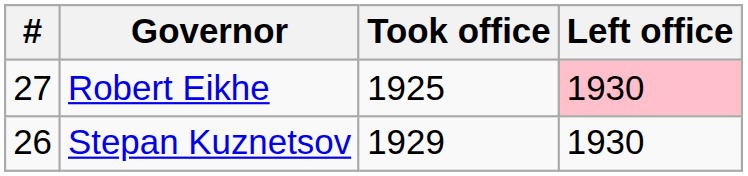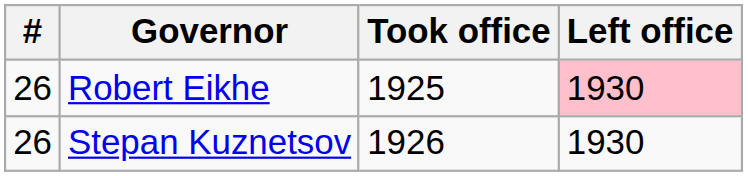(33, 87) 27 -> (33, 87) 26
(406, 142) 1929 -> (406, 142) 1926
